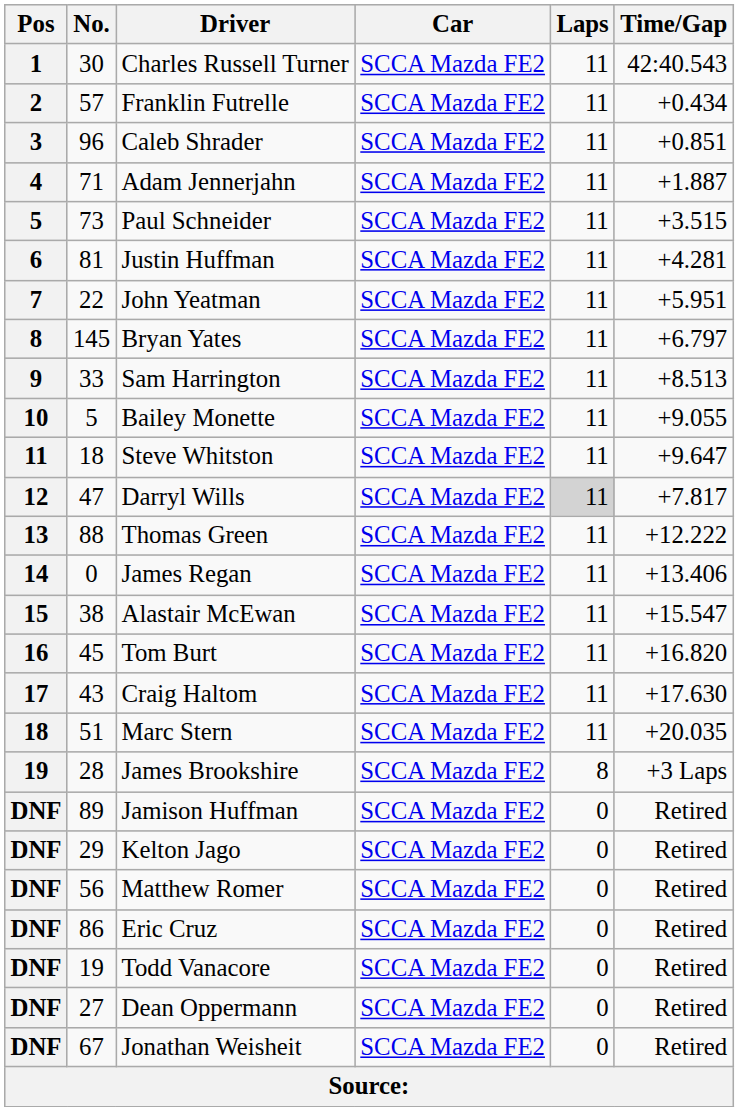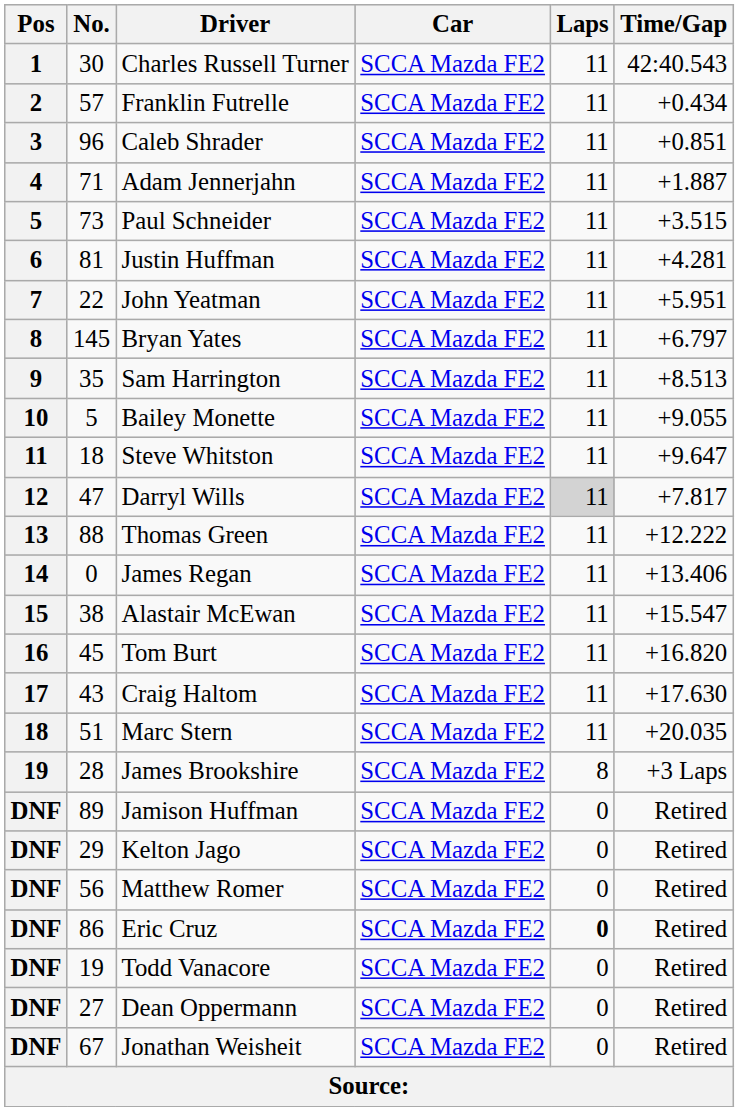(92, 378) 33 -> (92, 378) 35
(603, 928) normal -> (603, 928) bold
